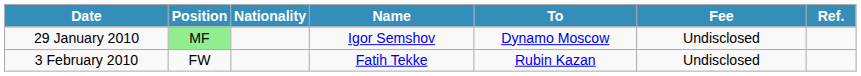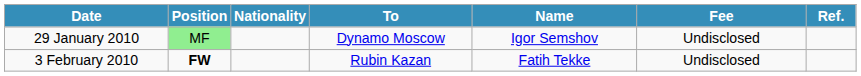columns swapped: (392, 16) <-> (555, 16)
(200, 61) normal -> (200, 61) bold
